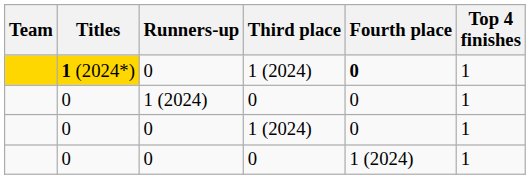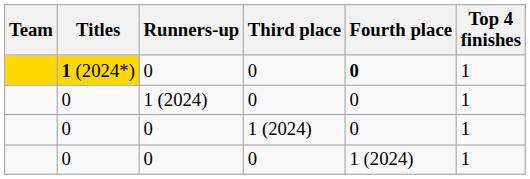(280, 70) 1 (2024) -> (253, 70) 0
